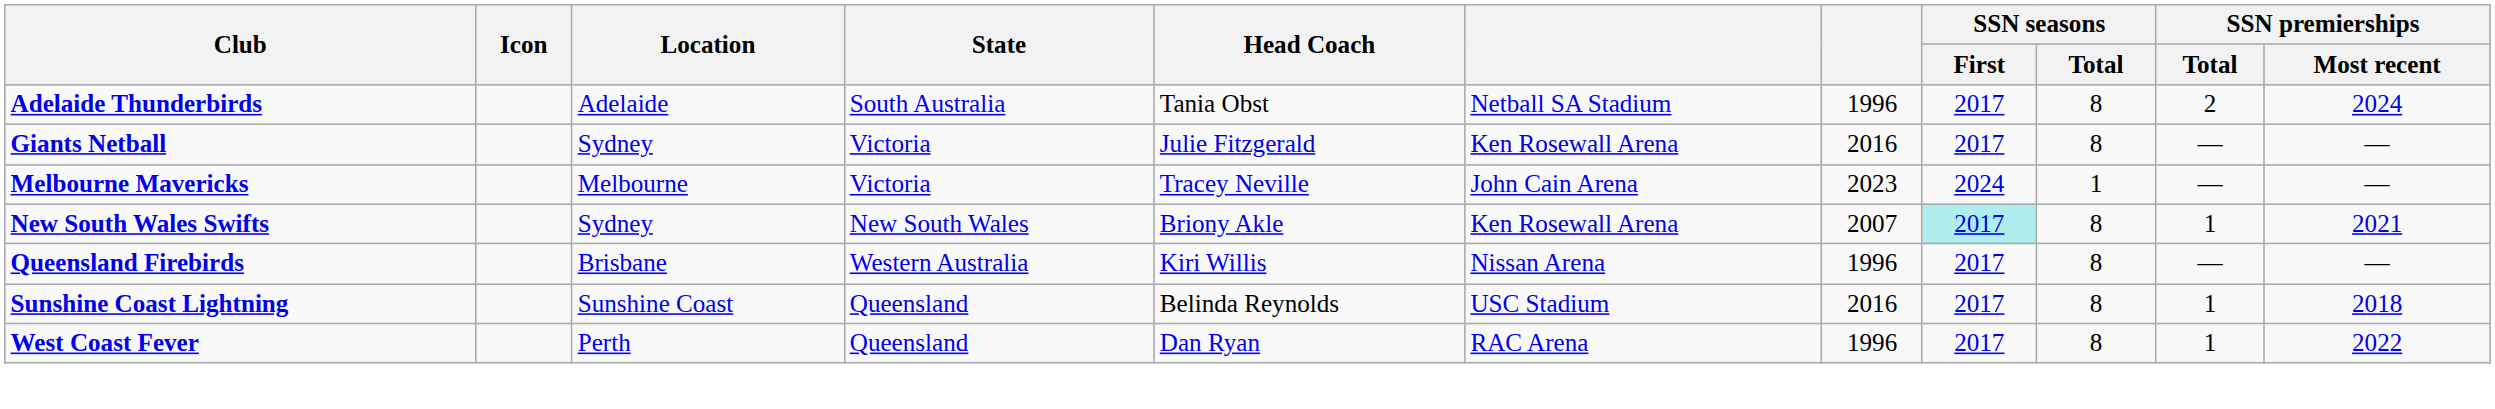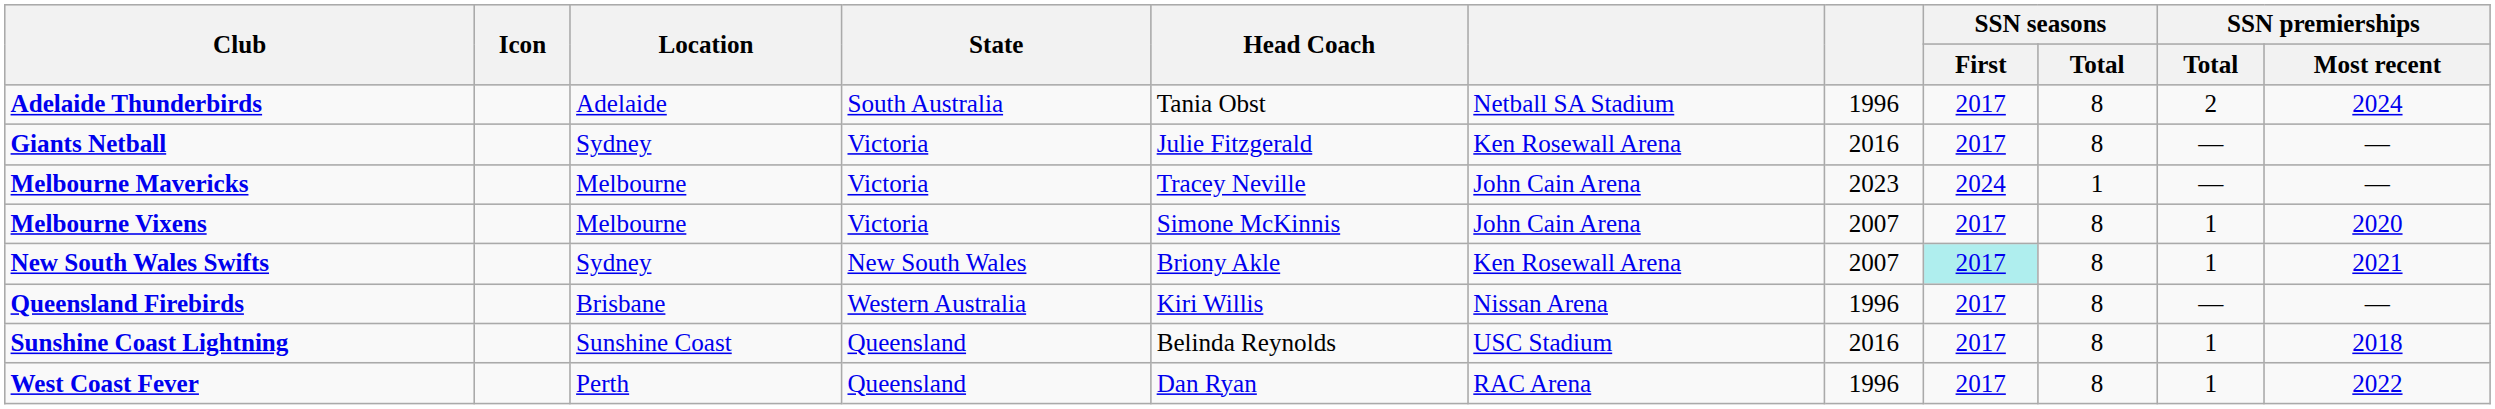+ row: (109, 223)
